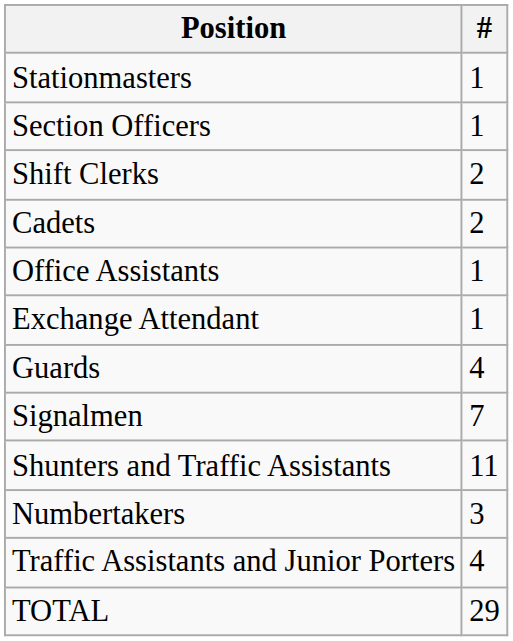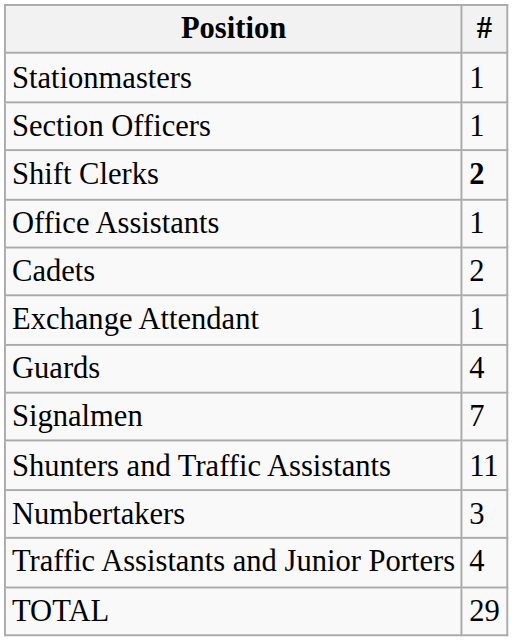(477, 174) normal -> (477, 174) bold
rows swapped: (54, 222) <-> (116, 271)
